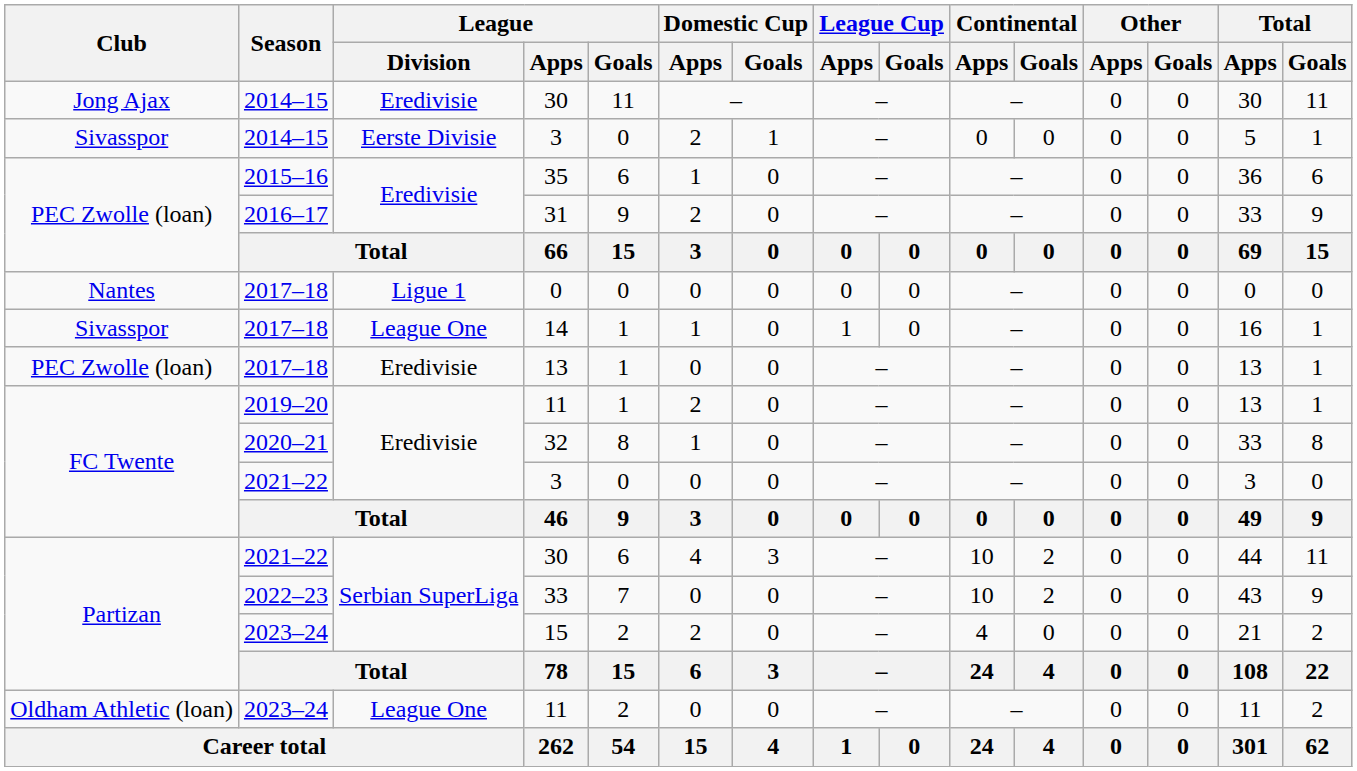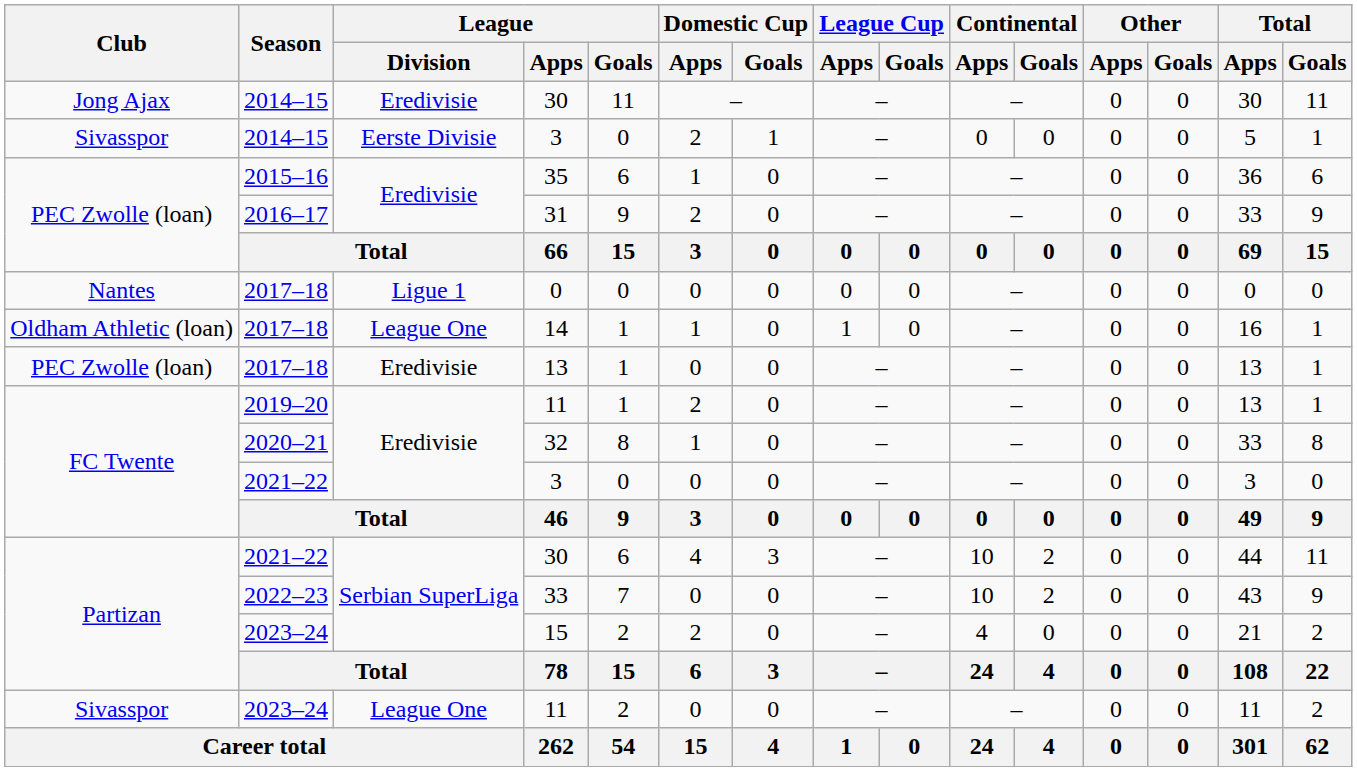(122, 328) Sivasspor -> (122, 328) Oldham Athletic (loan)
(122, 708) Oldham Athletic (loan) -> (122, 708) Sivasspor
